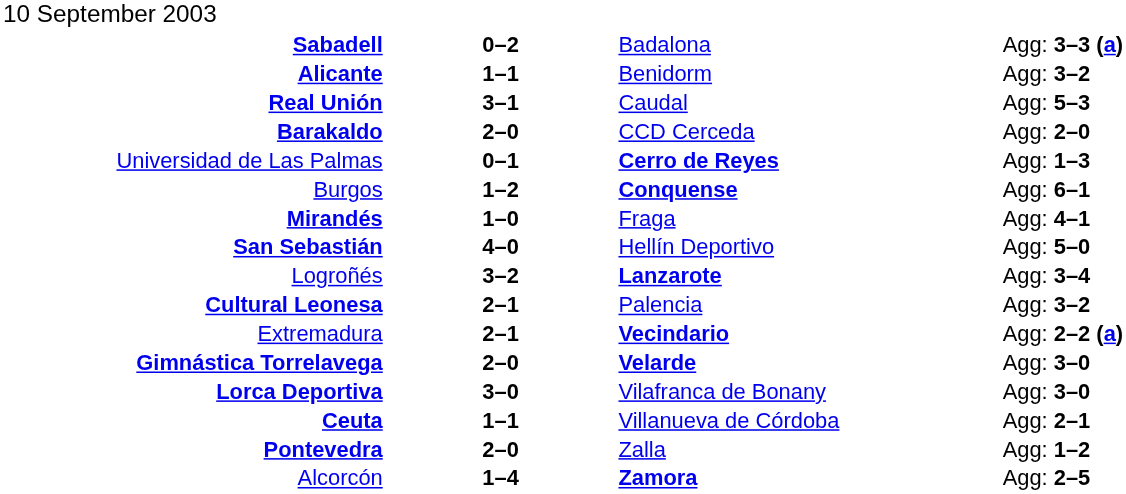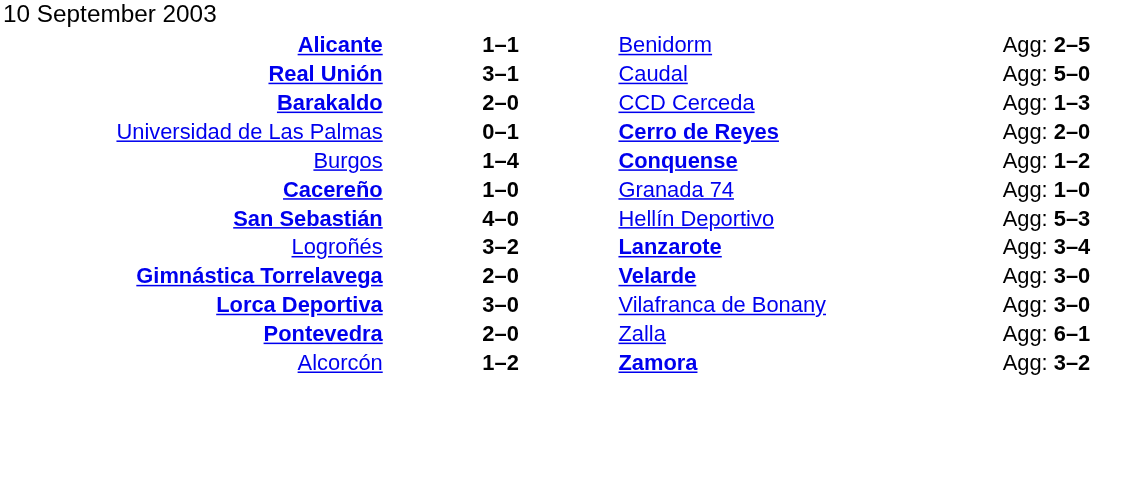- row: (338, 45)
(1046, 74) Agg: 3–2 -> (1046, 45) Agg: 2–5
(1046, 102) Agg: 5–3 -> (1046, 74) Agg: 5–0
(1046, 131) Agg: 2–0 -> (1046, 102) Agg: 1–3
(1046, 160) Agg: 1–3 -> (1046, 131) Agg: 2–0
(501, 189) 1–2 -> (501, 160) 1–4
(1046, 189) Agg: 6–1 -> (1046, 160) Agg: 1–2
- row: (335, 218)
+ row: (333, 189)
(1046, 247) Agg: 5–0 -> (1046, 218) Agg: 5–3
- row: (294, 305)
- row: (320, 333)
- row: (352, 420)
(1046, 449) Agg: 1–2 -> (1046, 333) Agg: 6–1
(501, 478) 1–4 -> (501, 362) 1–2
(1046, 478) Agg: 2–5 -> (1046, 362) Agg: 3–2
